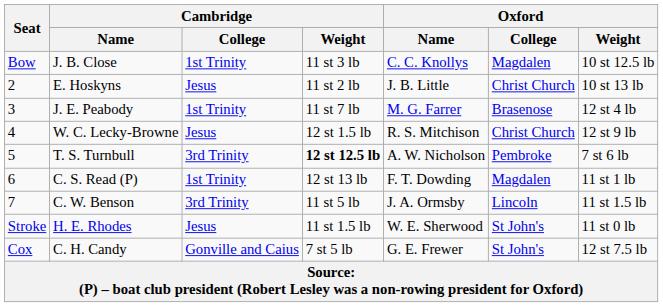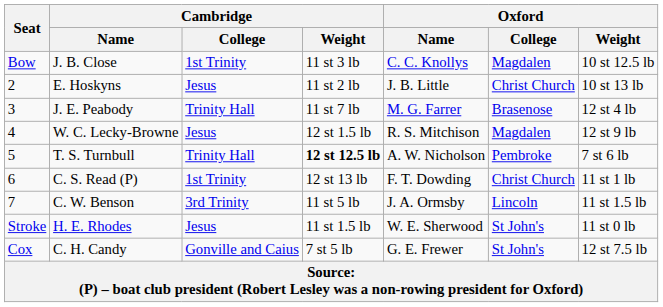(216, 109) 1st Trinity -> (220, 109) Trinity Hall
(533, 132) Christ Church -> (521, 132) Magdalen
(217, 156) 3rd Trinity -> (220, 156) Trinity Hall
(521, 179) Magdalen -> (533, 179) Christ Church
